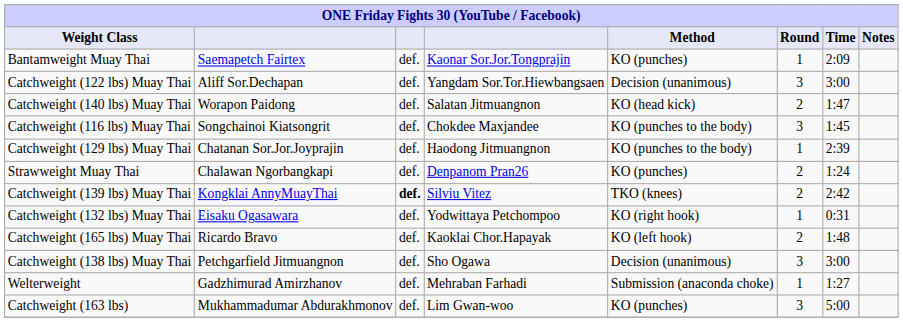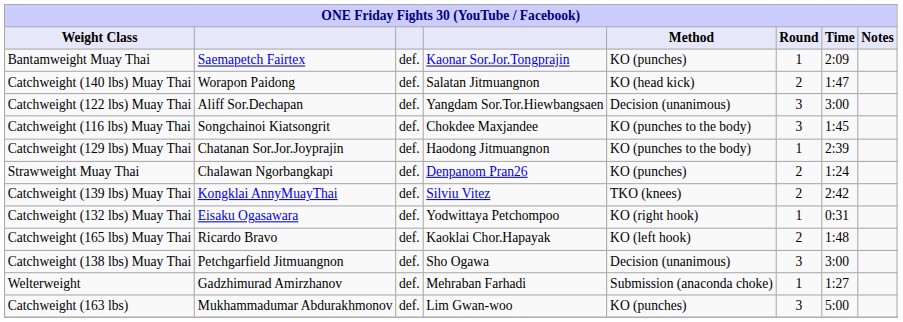rows swapped: (100, 82) <-> (100, 104)
(410, 194) bold -> (409, 194) normal
